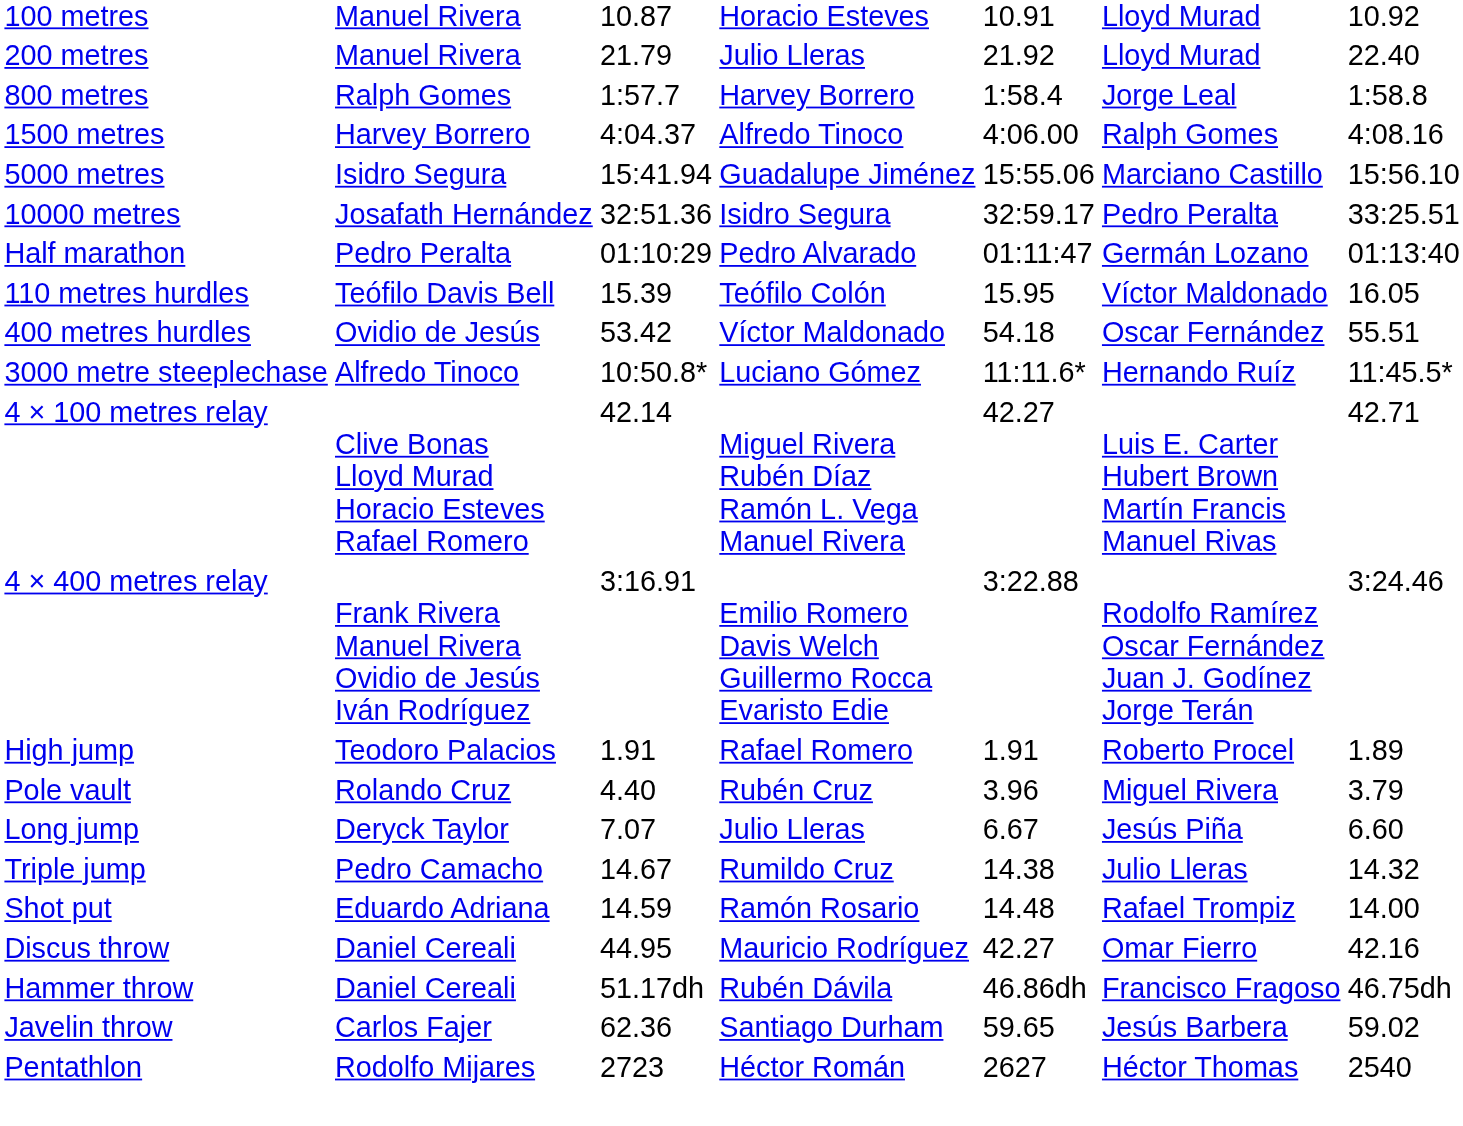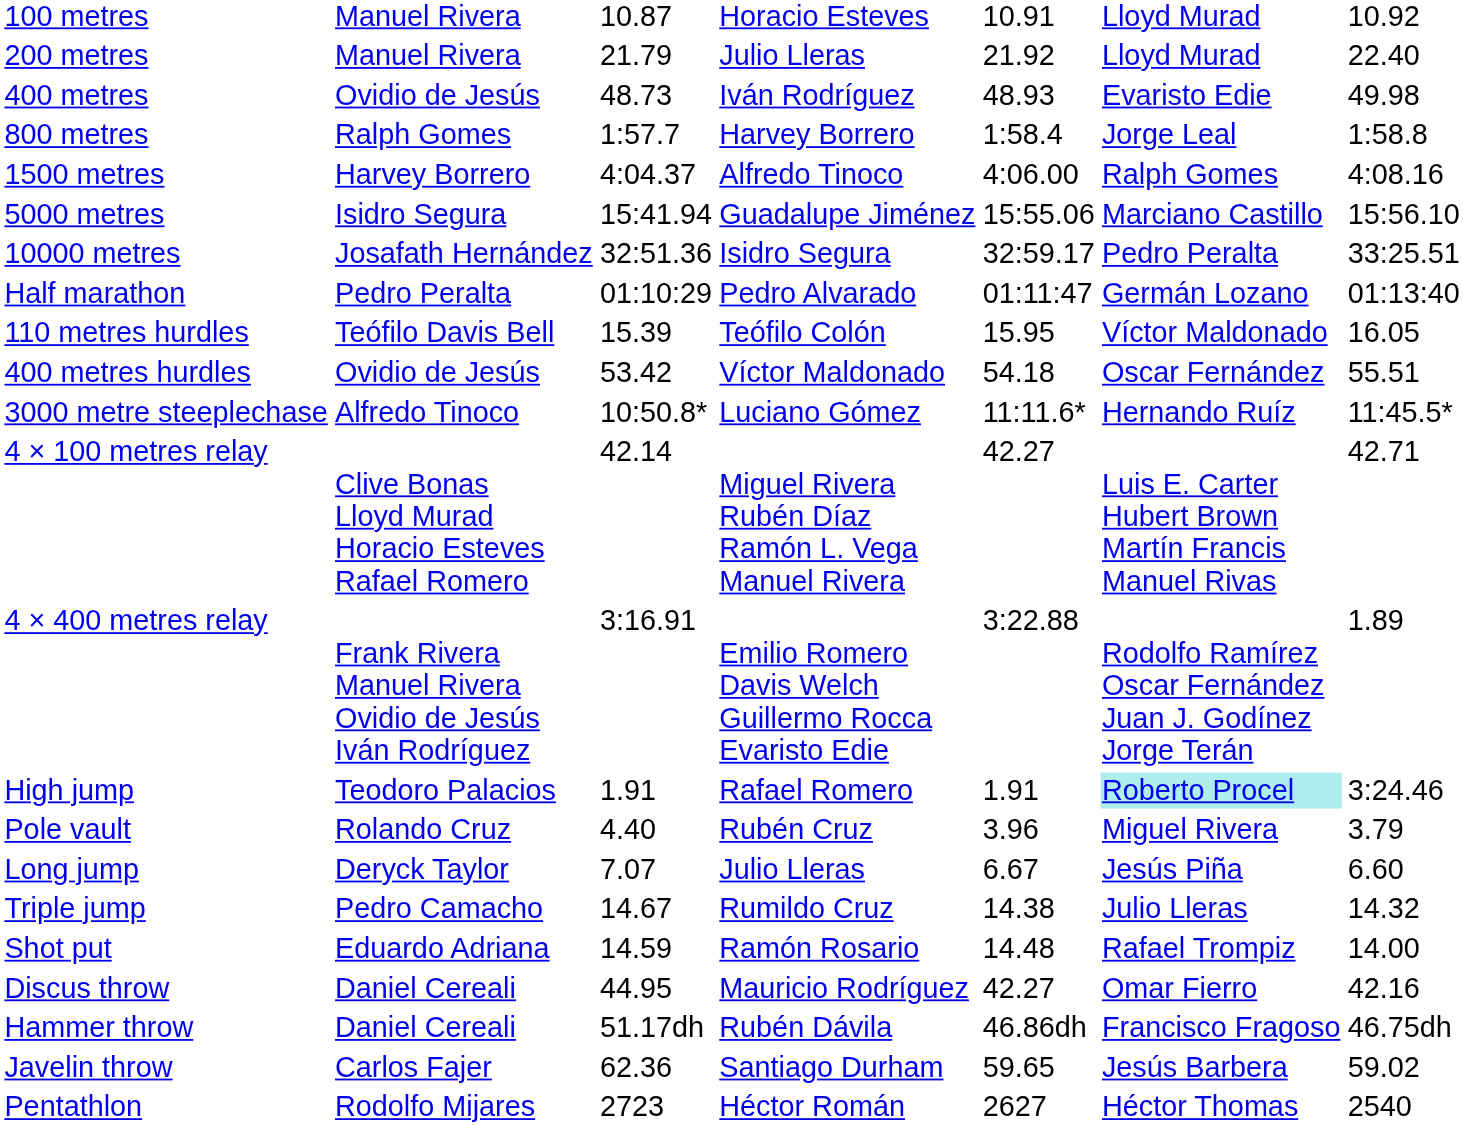+ row: (76, 95)
(1396, 581) 3:24.46 -> (1376, 620) 1.89
(1198, 750) no background -> (1198, 790) paleturquoise background
(1376, 750) 1.89 -> (1396, 790) 3:24.46
